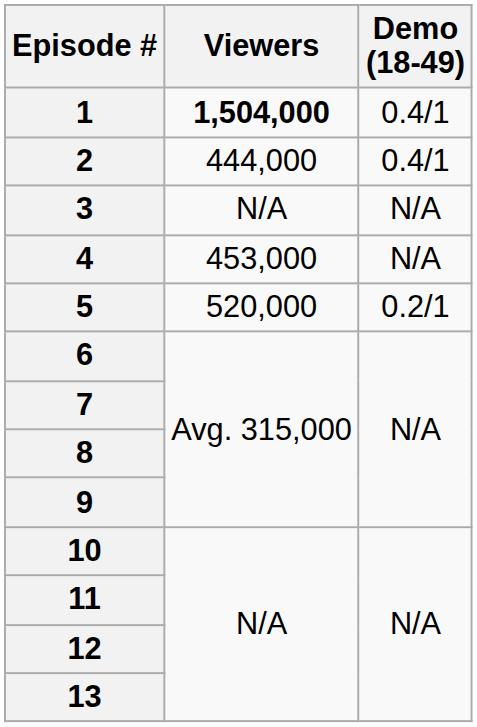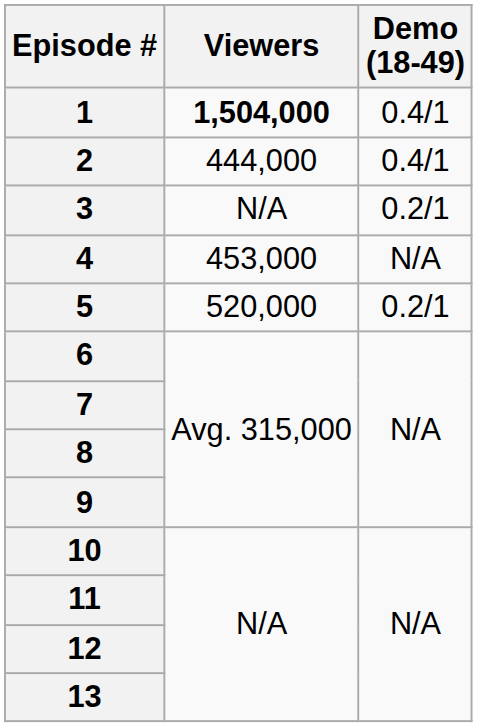(415, 209) N/A -> (415, 209) 0.2/1
